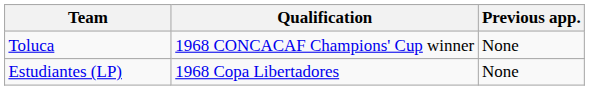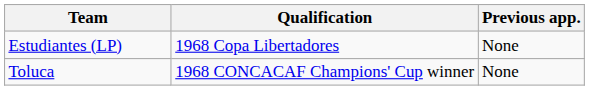rows swapped: (65, 71) <-> (31, 44)
